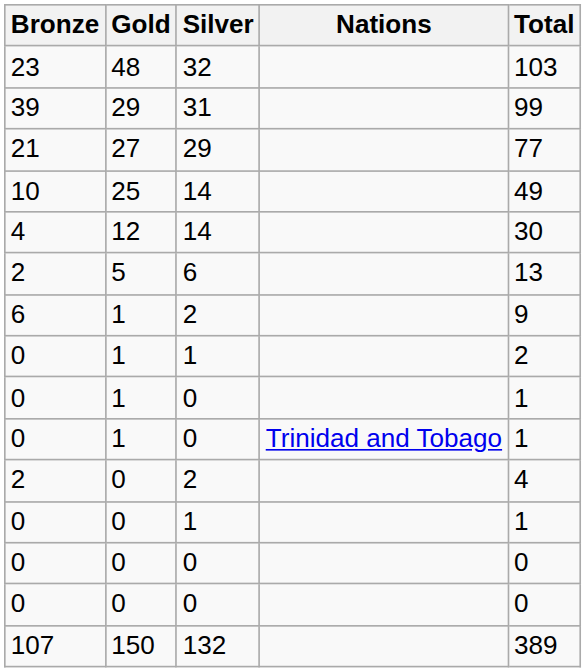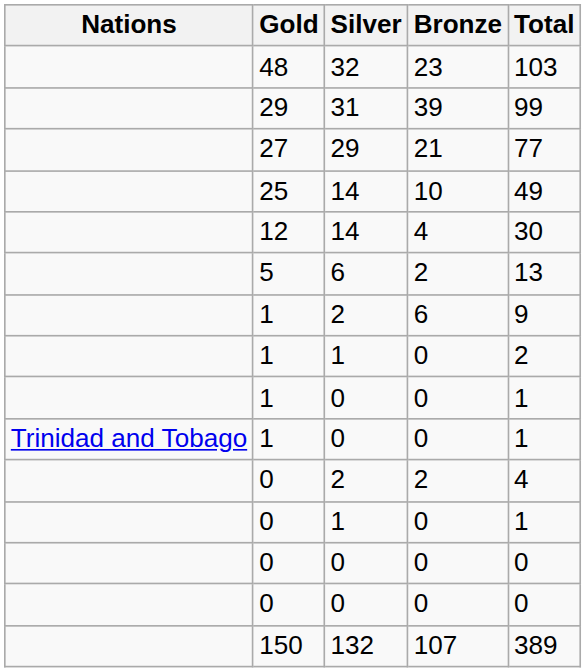columns swapped: (384, 25) <-> (55, 25)
